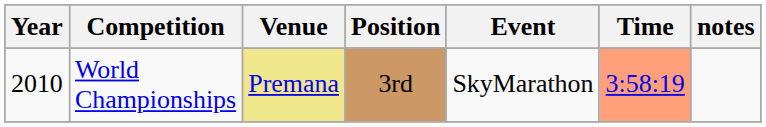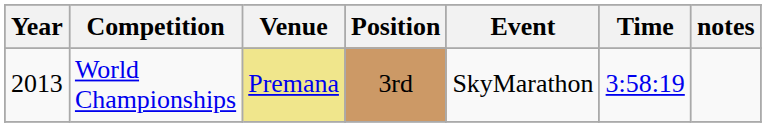(37, 84) 2010 -> (37, 84) 2013
(645, 84) lightsalmon background -> (645, 84) no background
